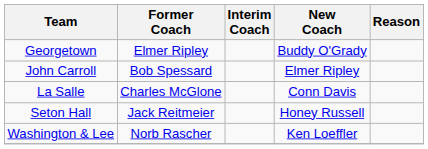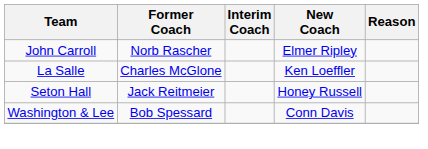- row: (61, 50)
(171, 71) Bob Spessard -> (171, 50) Norb Rascher
(322, 92) Conn Davis -> (320, 71) Ken Loeffler
(171, 133) Norb Rascher -> (171, 112) Bob Spessard
(322, 133) Ken Loeffler -> (320, 112) Conn Davis
